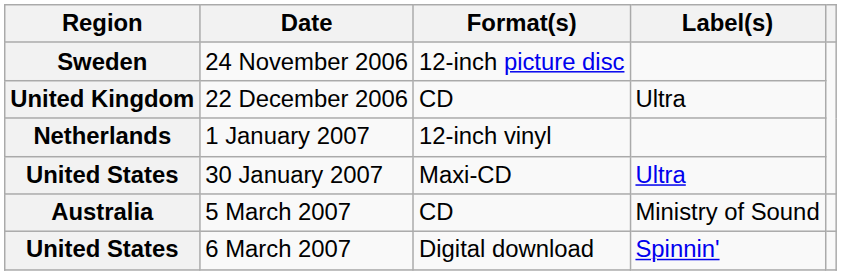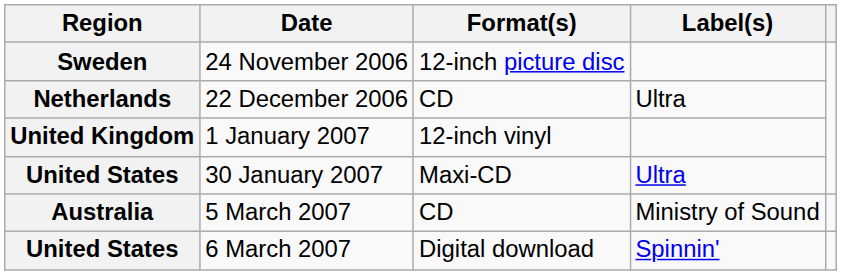(102, 99) United Kingdom -> (102, 99) Netherlands
(102, 136) Netherlands -> (102, 136) United Kingdom
